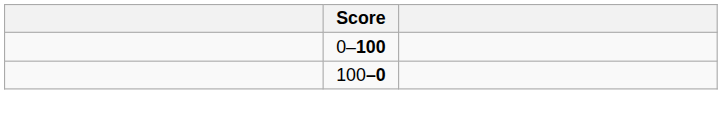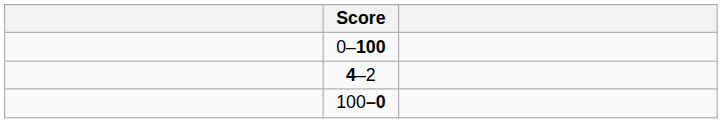+ row: (361, 74)
